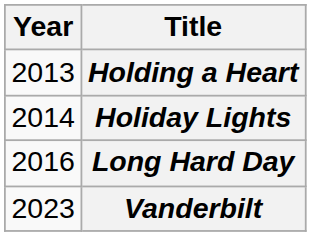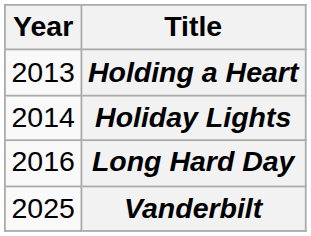(43, 207) 2023 -> (43, 207) 2025
